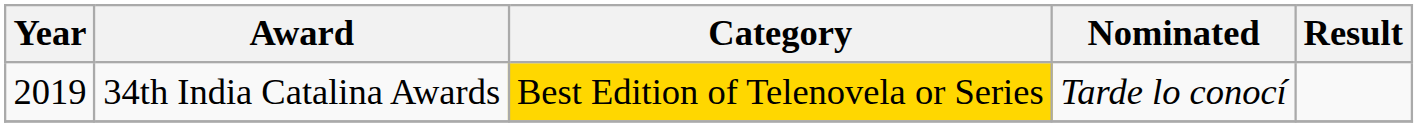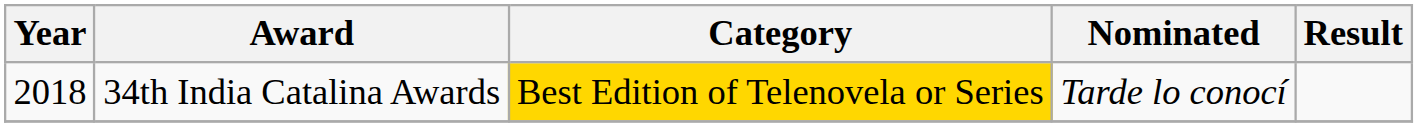(50, 91) 2019 -> (50, 91) 2018
